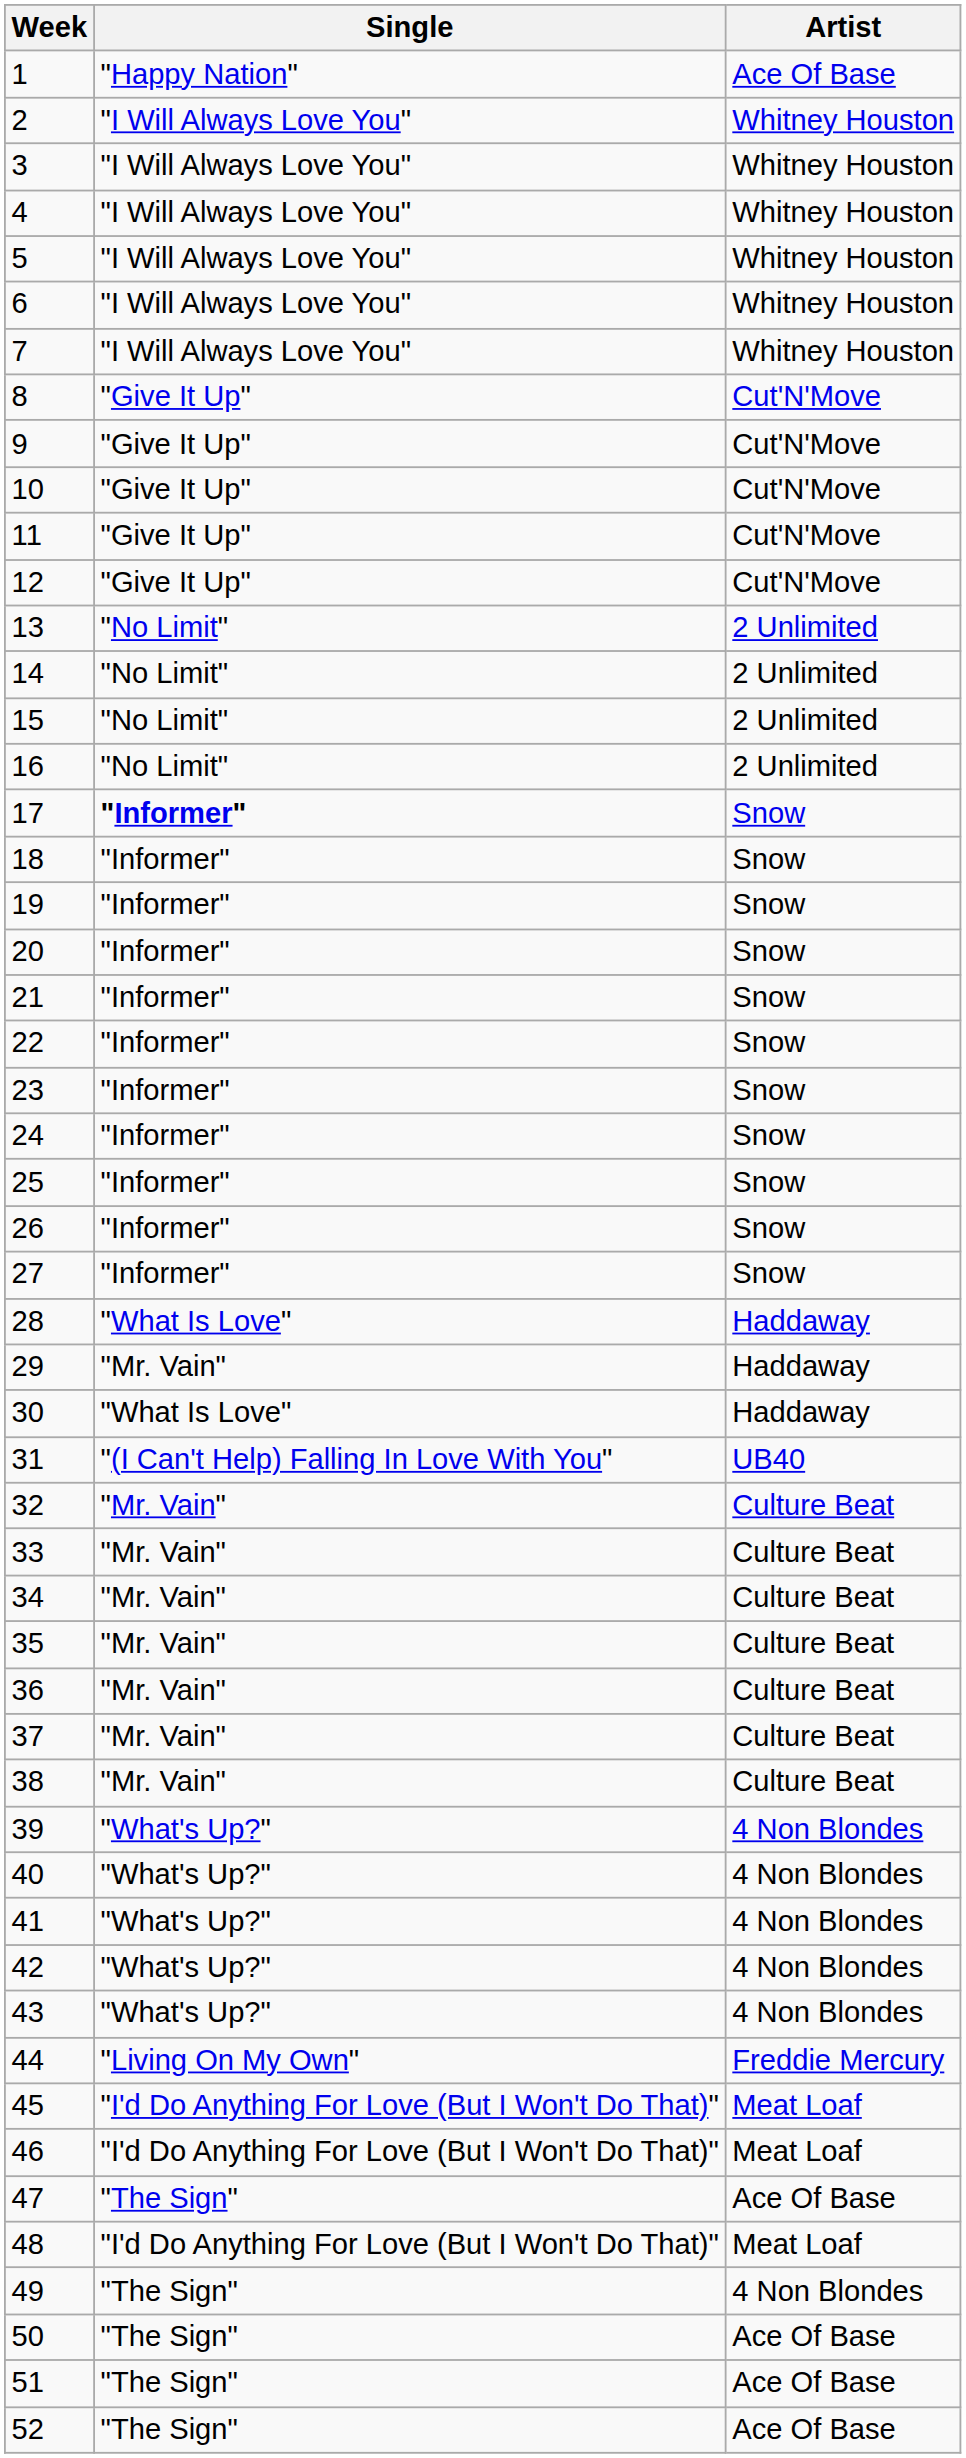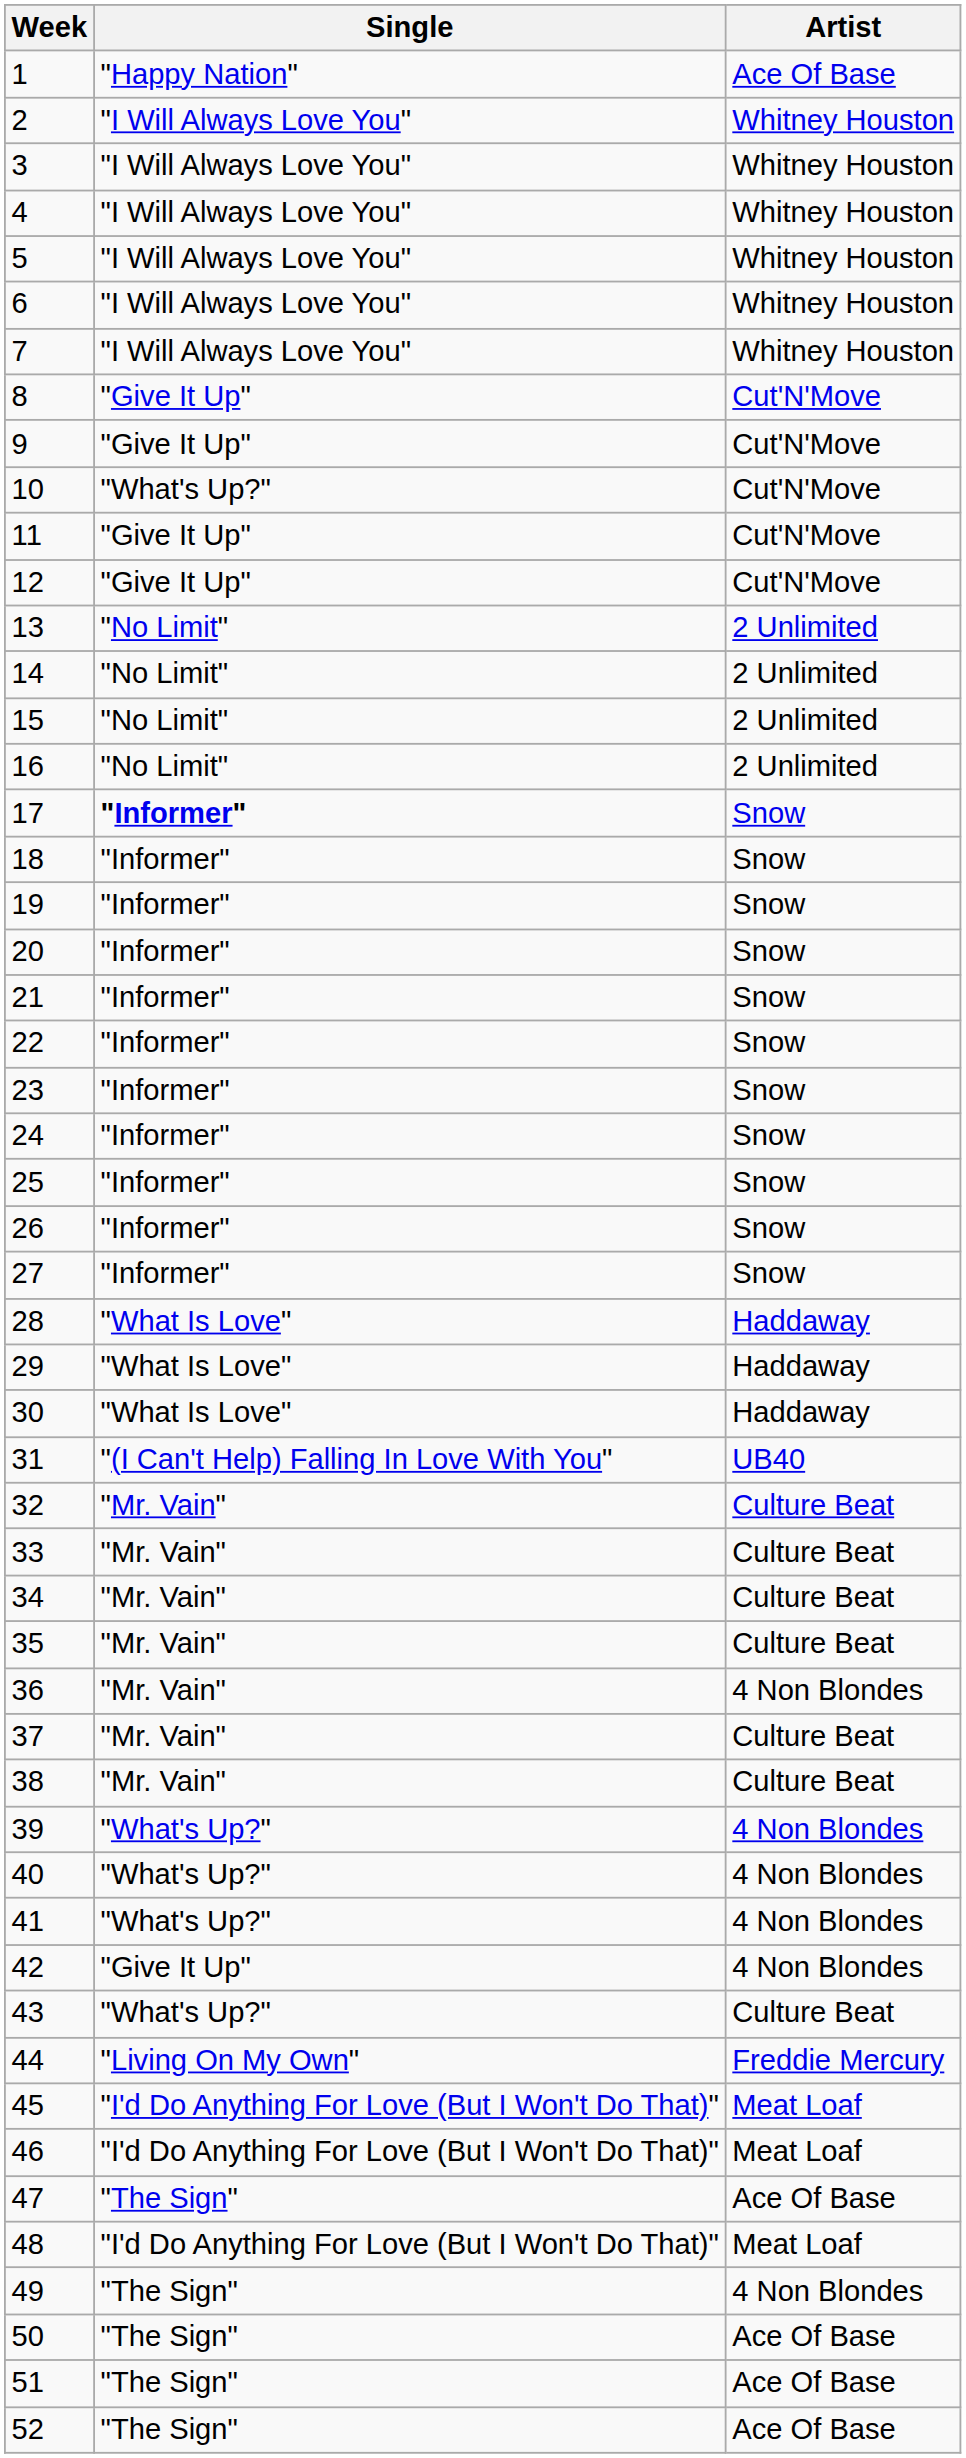(176, 489) "Give It Up" -> (186, 489) "What's Up?"
(163, 1366) "Mr. Vain" -> (196, 1366) "What Is Love"
(813, 1690) Culture Beat -> (828, 1690) 4 Non Blondes
(186, 1967) "What's Up?" -> (176, 1967) "Give It Up"
(828, 2013) 4 Non Blondes -> (813, 2013) Culture Beat
